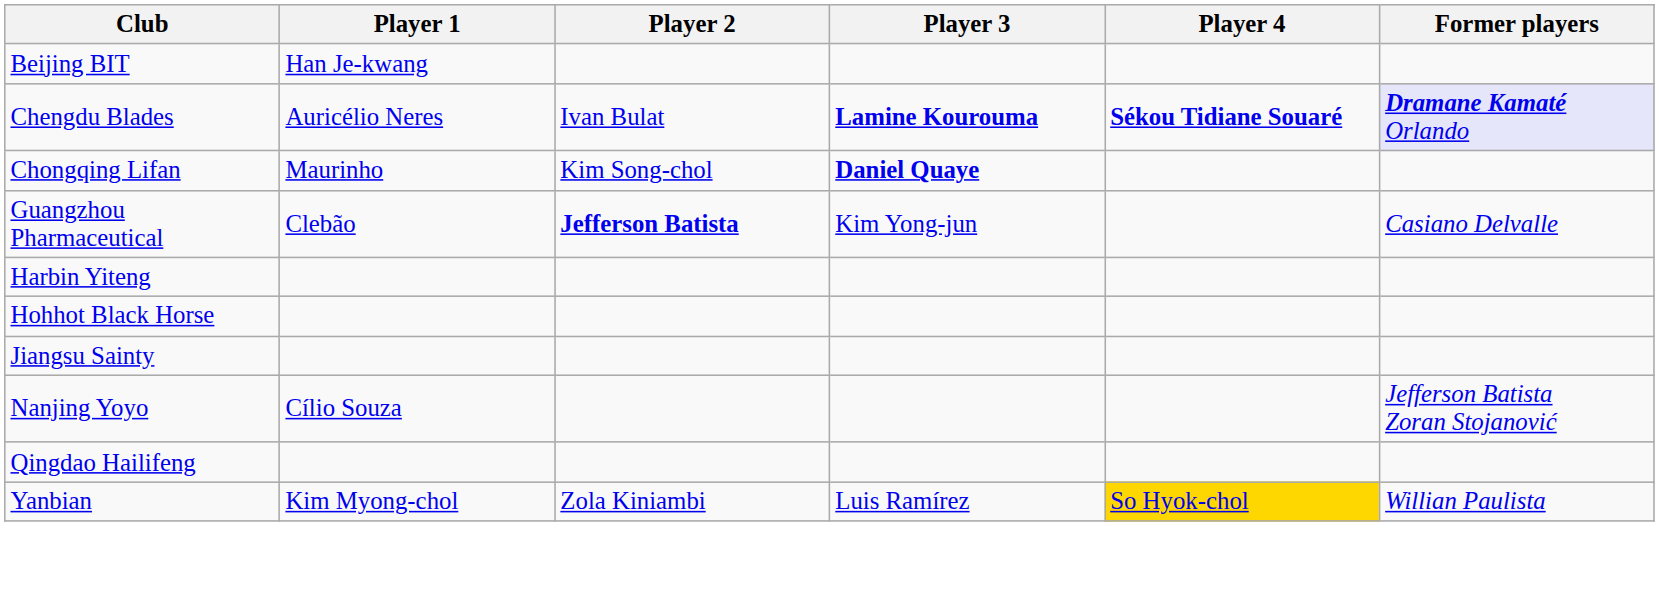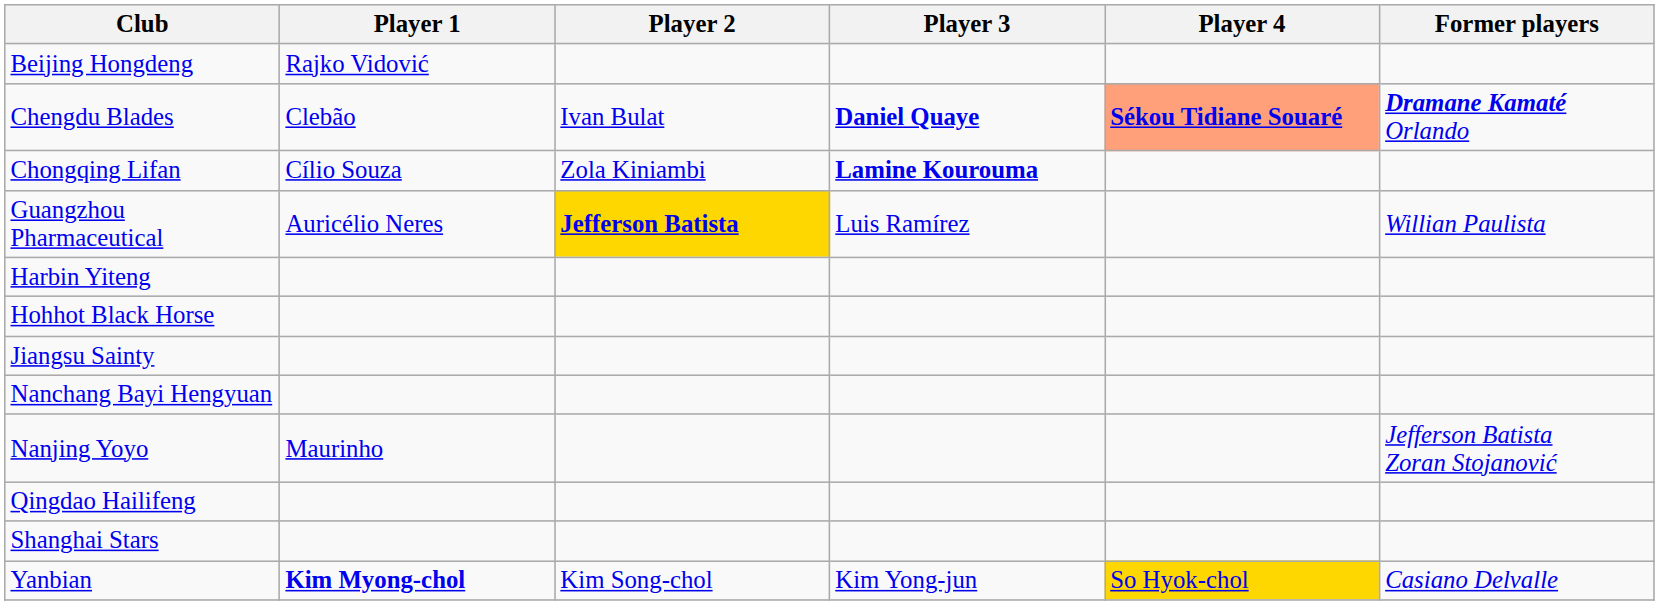- row: (70, 63)
+ row: (102, 63)
(364, 116) Auricélio Neres -> (321, 116) Clebão
(937, 116) Lamine Kourouma -> (907, 116) Daniel Quaye
(1226, 116) no background -> (1226, 116) lightsalmon background
(1476, 116) lavender background -> (1476, 116) no background
(334, 170) Maurinho -> (344, 170) Cílio Souza
(636, 170) Kim Song-chol -> (633, 170) Zola Kiniambi
(907, 170) Daniel Quaye -> (937, 170) Lamine Kourouma
(321, 223) Clebão -> (364, 223) Auricélio Neres
(650, 223) no background -> (650, 223) gold background
(906, 223) Kim Yong-jun -> (902, 223) Luis Ramírez
(1472, 223) Casiano Delvalle -> (1465, 223) Willian Paulista
+ row: (141, 394)
(344, 408) Cílio Souza -> (334, 447) Maurinho
+ row: (85, 540)
(372, 501) normal -> (375, 579) bold
(633, 501) Zola Kiniambi -> (636, 579) Kim Song-chol
(902, 501) Luis Ramírez -> (906, 579) Kim Yong-jun
(1465, 501) Willian Paulista -> (1472, 579) Casiano Delvalle
